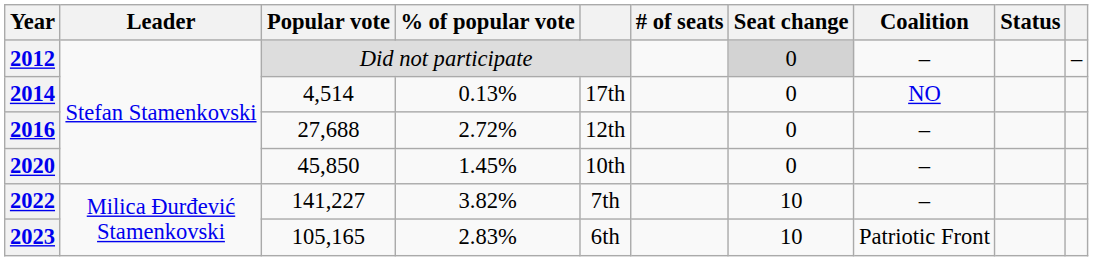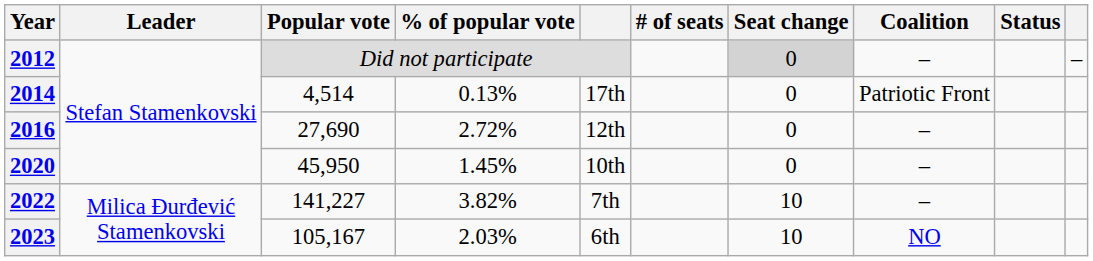(924, 93) NO -> (924, 93) Patriotic Front
(328, 129) 27,688 -> (328, 129) 27,690
(328, 165) 45,850 -> (328, 165) 45,950
(328, 237) 105,165 -> (328, 237) 105,167
(488, 237) 2.83% -> (488, 237) 2.03%
(924, 237) Patriotic Front -> (924, 237) NO
